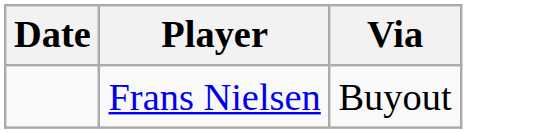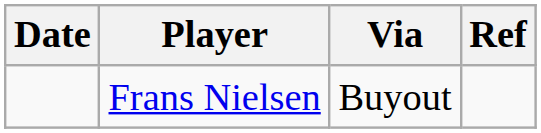+ column: (498, 34)
